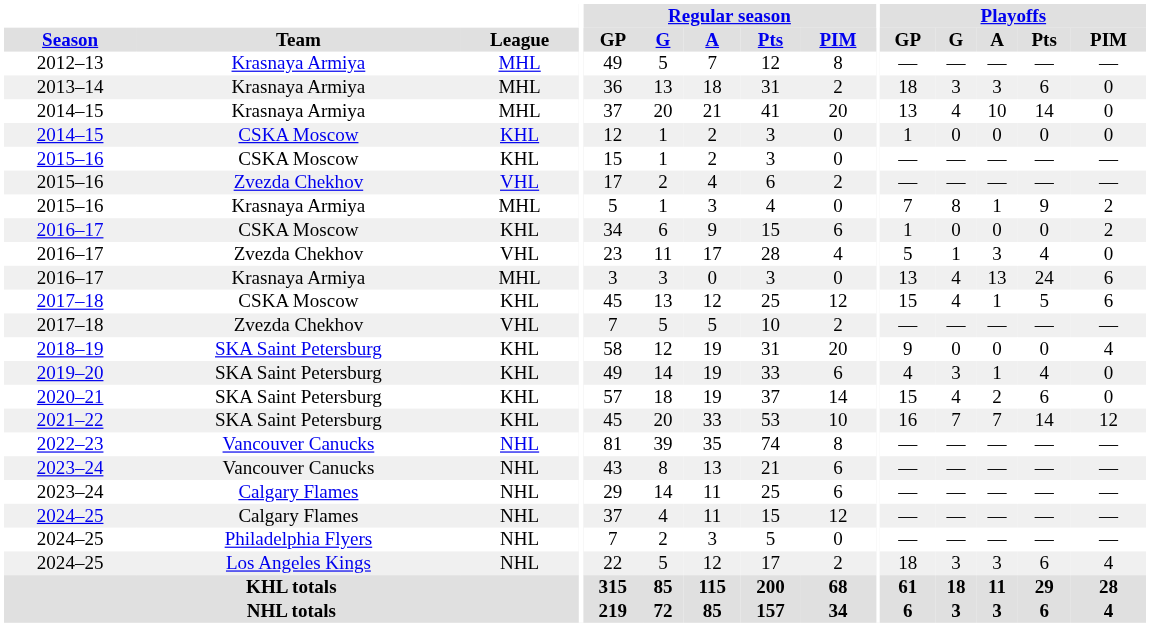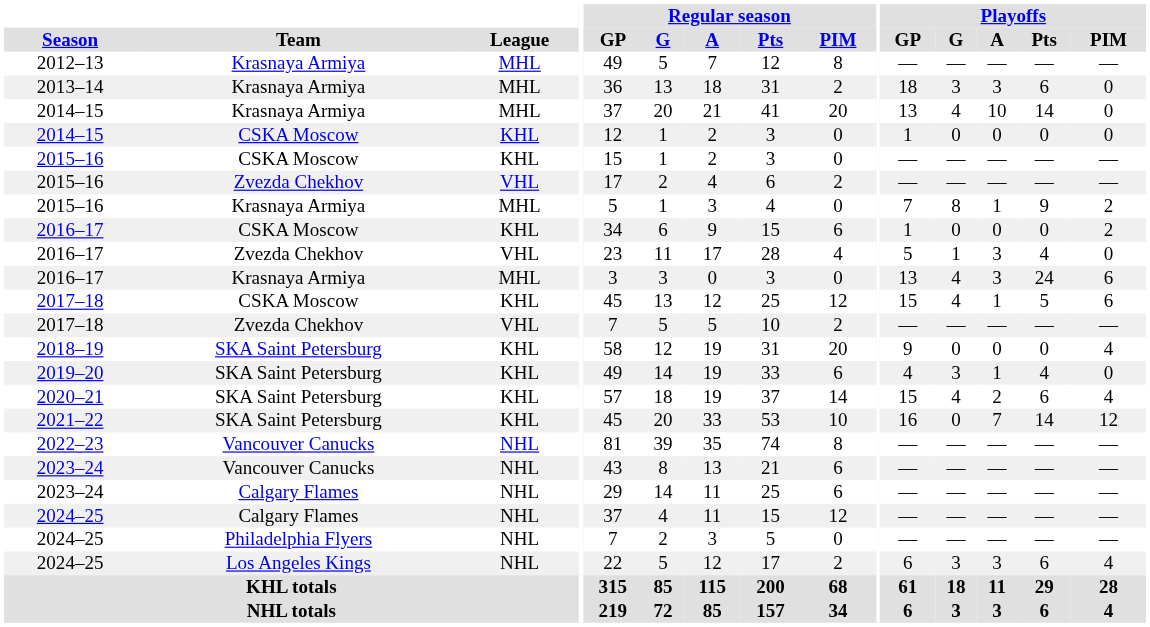(997, 277) 13 -> (997, 277) 3
(1109, 396) 0 -> (1109, 396) 4
(956, 420) 7 -> (956, 420) 0
(908, 563) 18 -> (908, 563) 6
